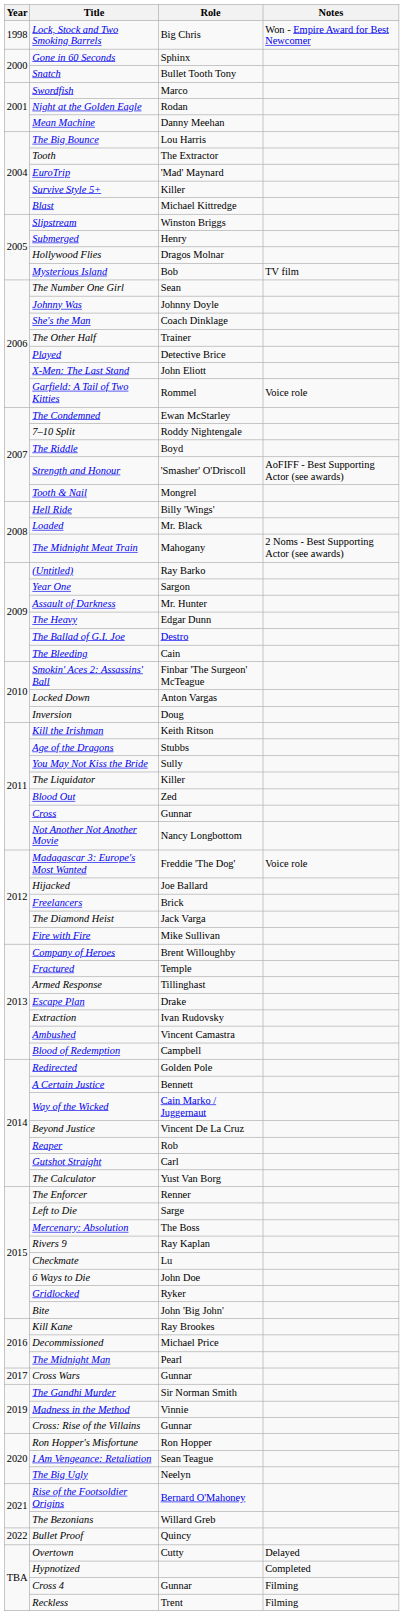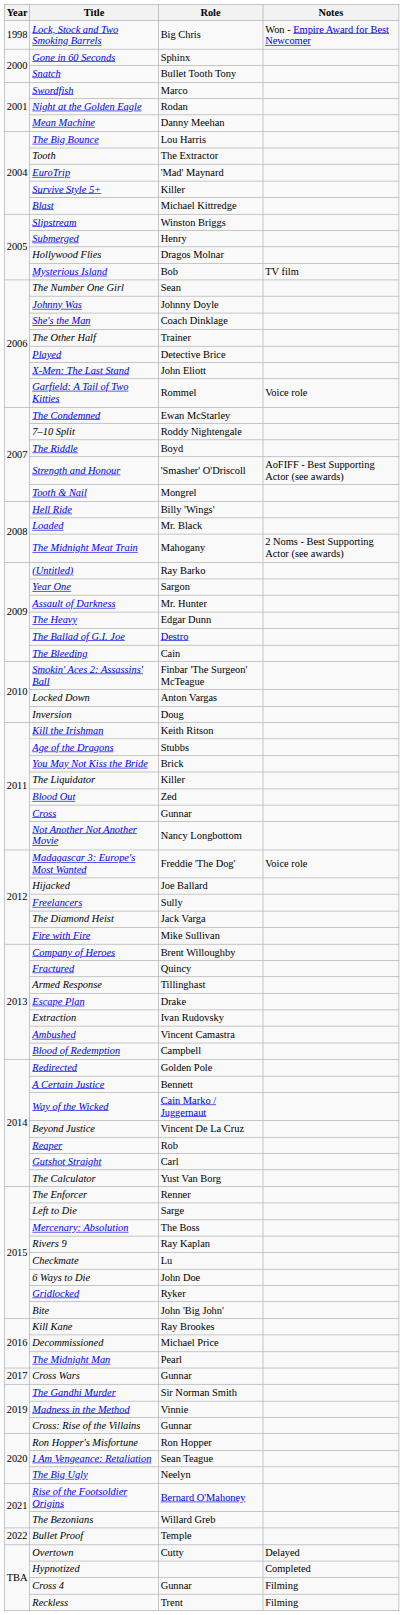(172, 763) Sully -> (172, 763) Brick
(172, 902) Brick -> (172, 902) Sully
(176, 968) Temple -> (176, 968) Quincy
(176, 1536) Quincy -> (176, 1536) Temple
